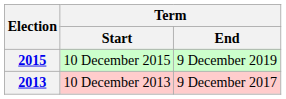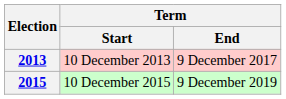rows swapped: (32, 82) <-> (32, 60)
